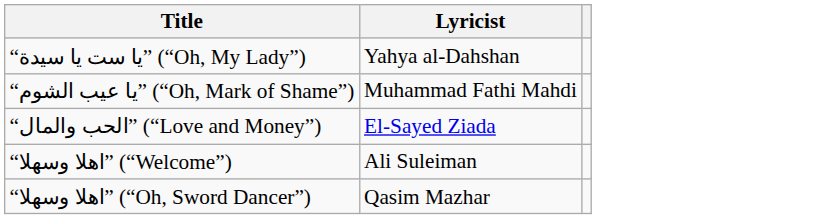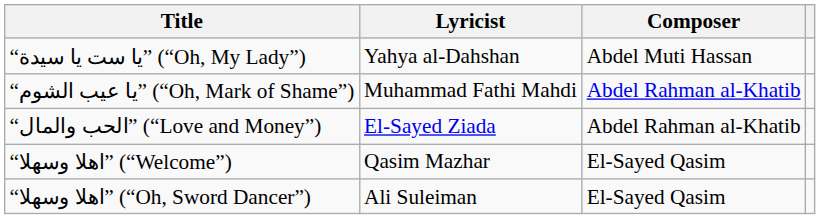+ column: (694, 21)
(421, 161) Ali Suleiman -> (427, 161) Qasim Mazhar
(427, 196) Qasim Mazhar -> (421, 196) Ali Suleiman
